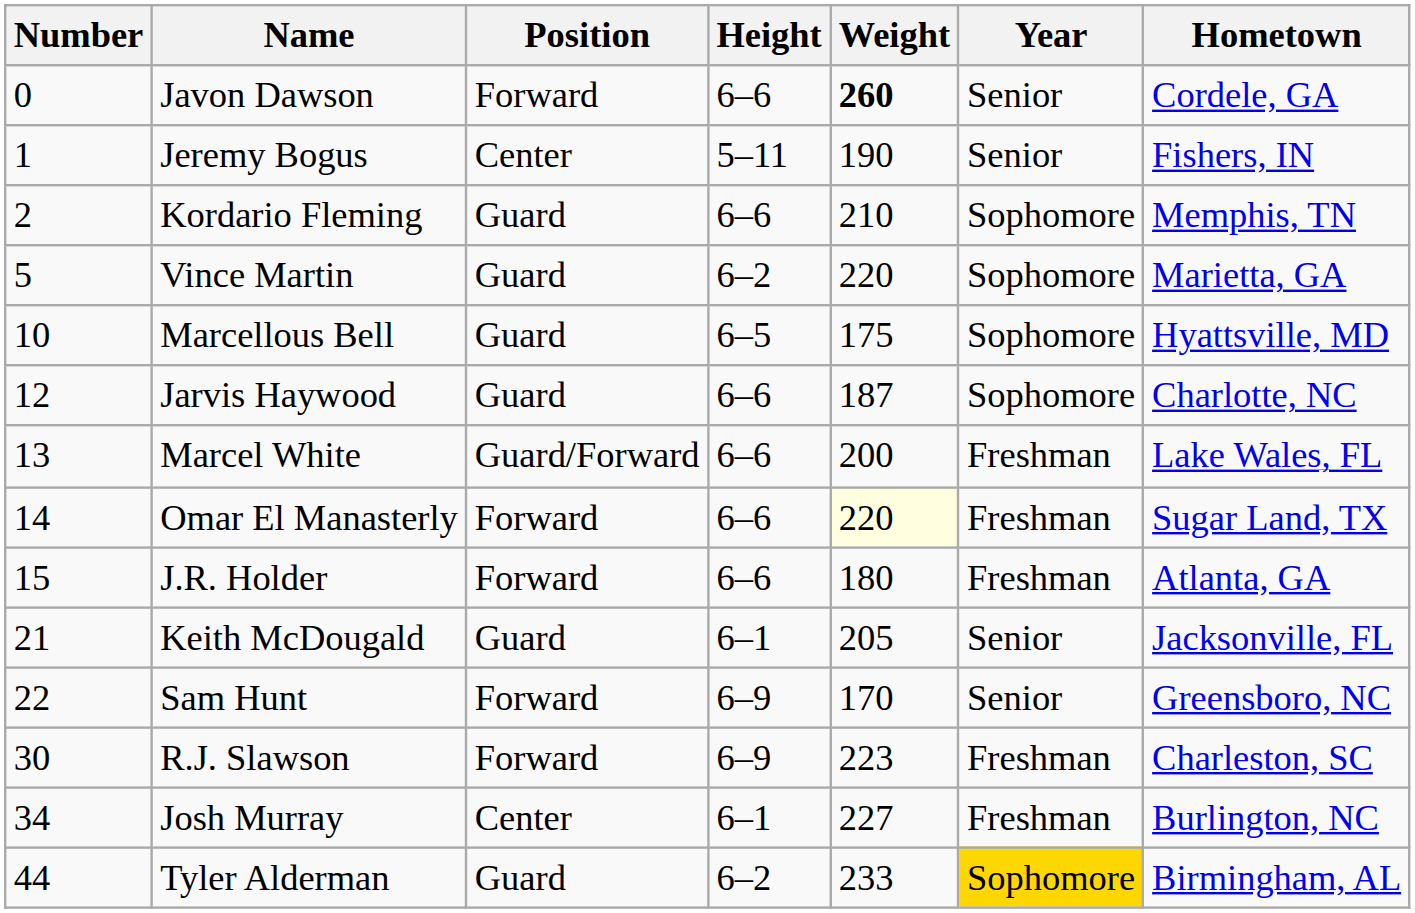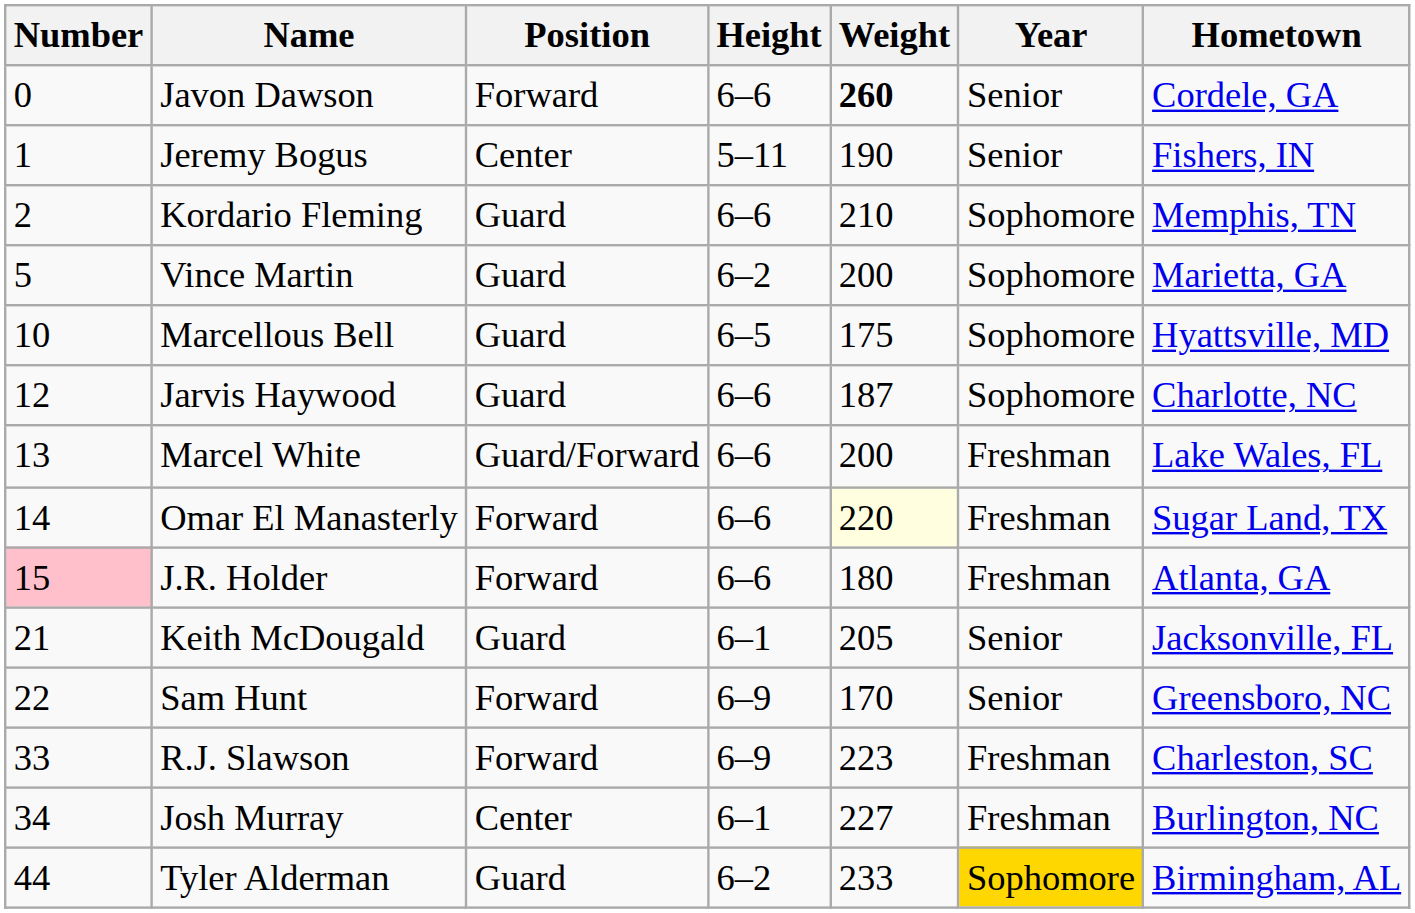(866, 275) 220 -> (866, 275) 200
(32, 576) no background -> (32, 576) pink background
(32, 756) 30 -> (32, 756) 33
